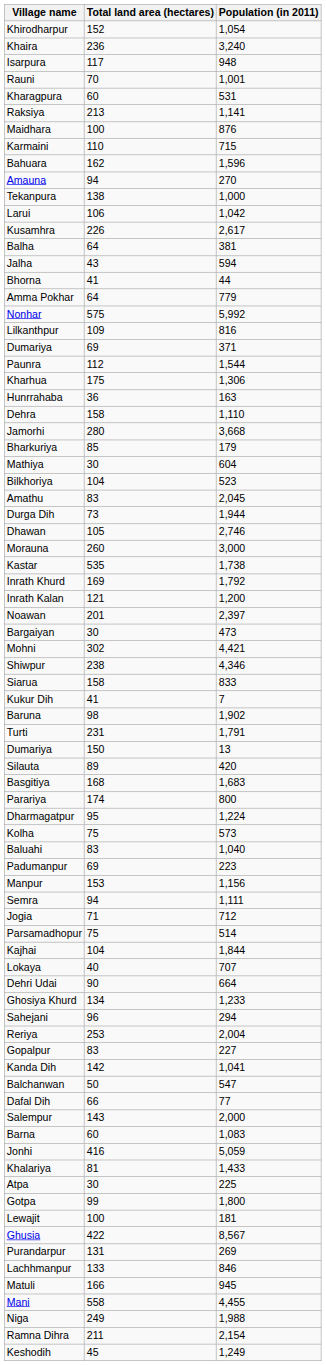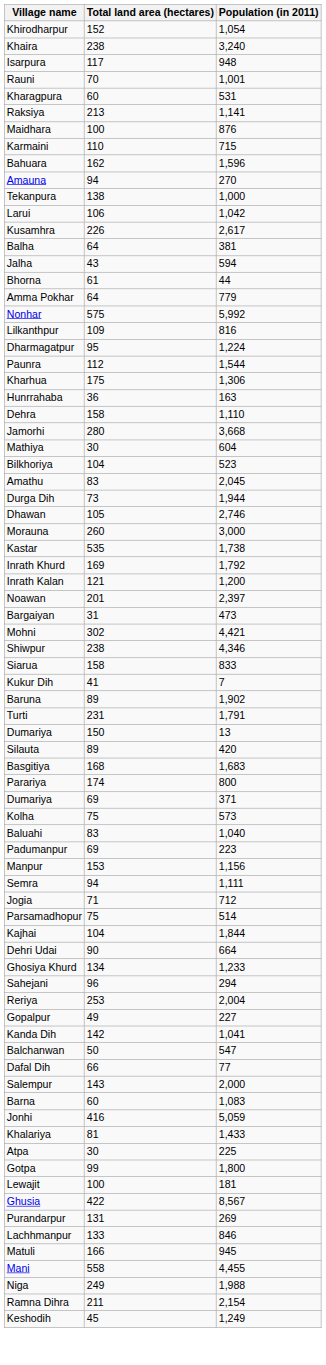(96, 46) 236 -> (96, 46) 238
(93, 280) 41 -> (93, 280) 61
rows swapped: (41, 816) <-> (29, 347)
- row: (32, 448)
(93, 632) 30 -> (93, 615) 31
(93, 716) 98 -> (93, 699) 89
- row: (24, 967)
(93, 1051) 83 -> (93, 1017) 49
